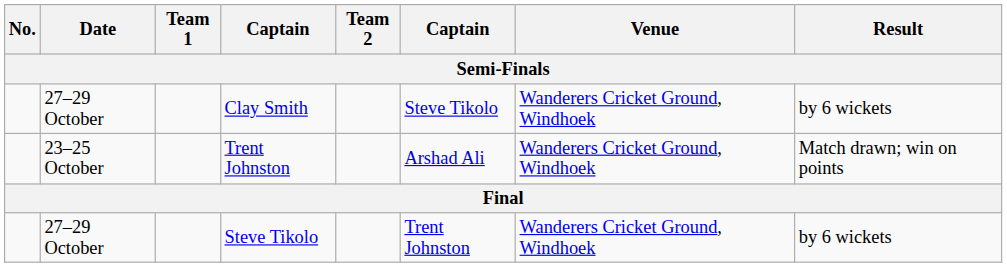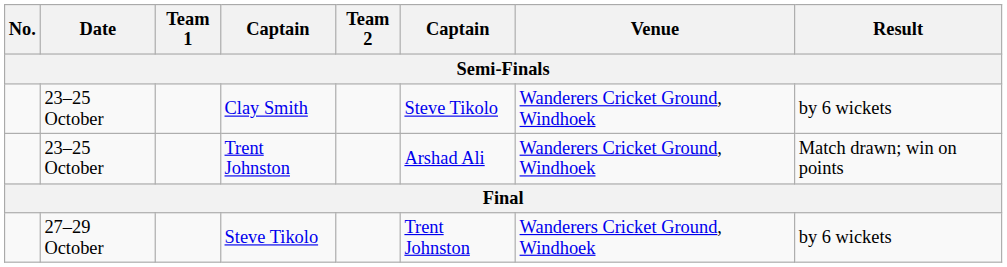(74, 108) 27–29 October -> (74, 108) 23–25 October
